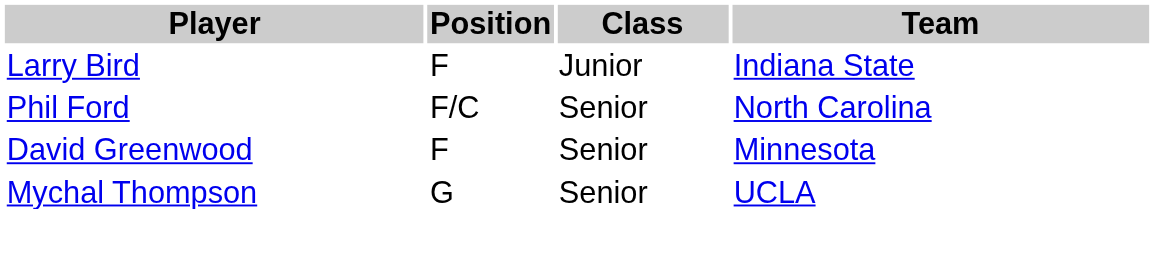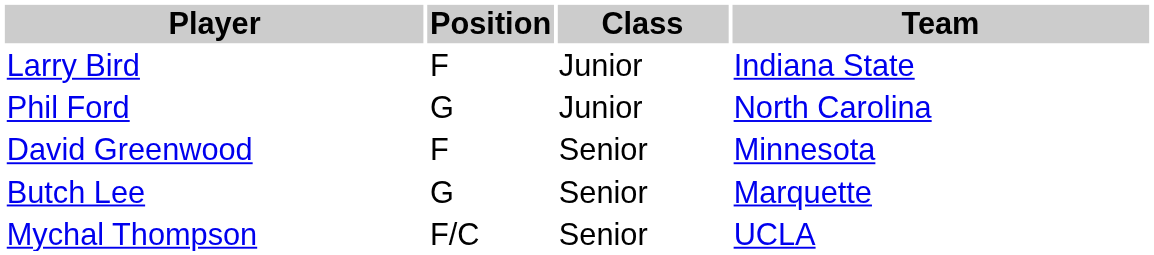(455, 108) F/C -> (442, 108) G
(603, 108) Senior -> (601, 108) Junior
+ row: (76, 192)
(442, 192) G -> (455, 234) F/C
